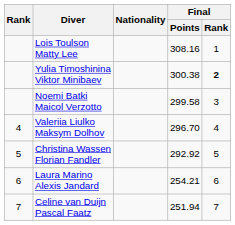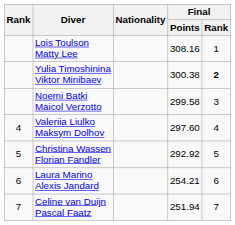(185, 128) 296.70 -> (185, 128) 297.60
